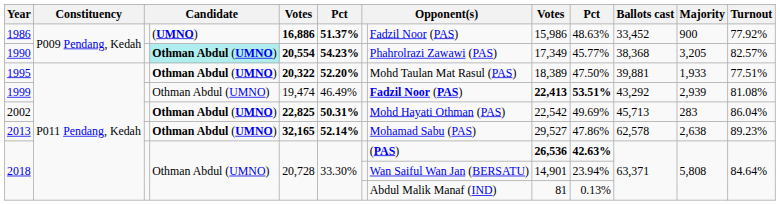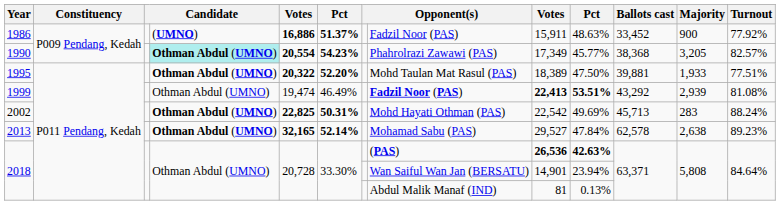(551, 33) 15,986 -> (551, 33) 15,911
(749, 112) 86.04% -> (749, 112) 88.24%
(591, 131) 47.86% -> (591, 131) 47.84%
